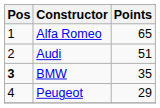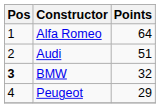(145, 34) 65 -> (145, 34) 64
(145, 73) 35 -> (145, 73) 32
